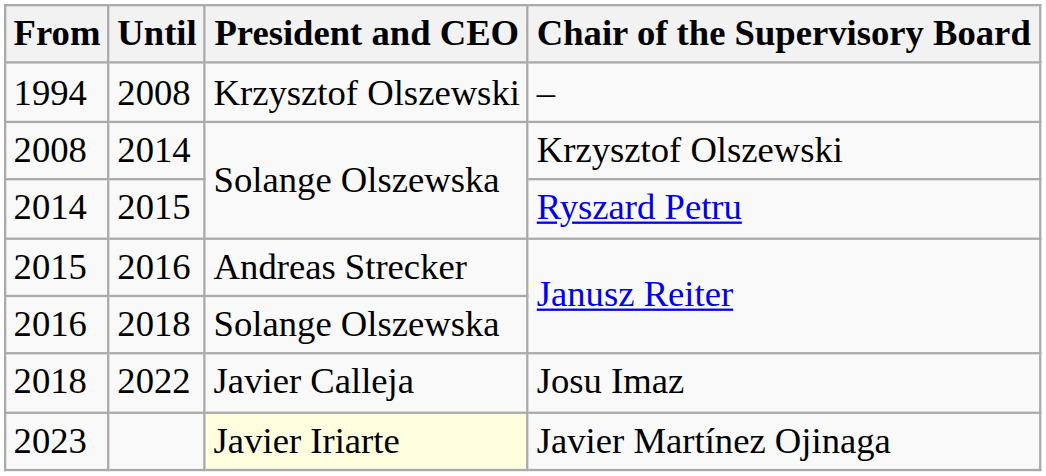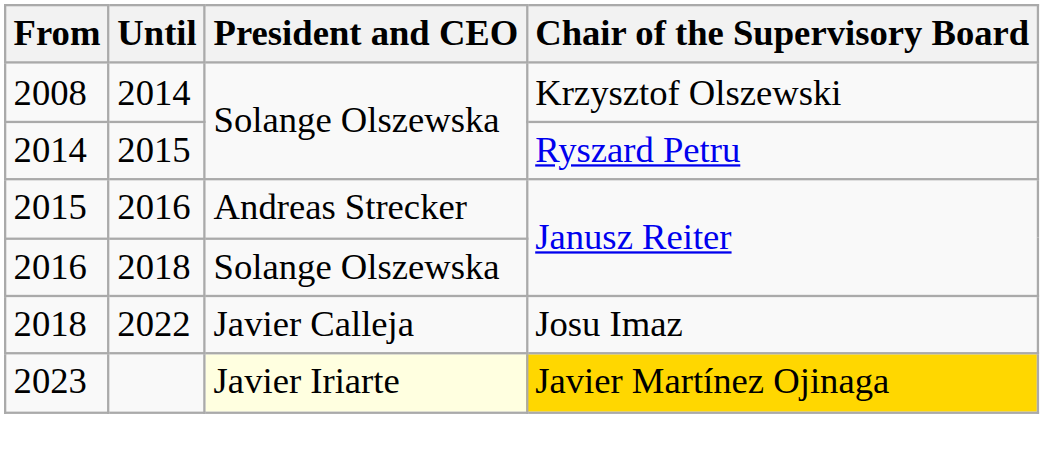- row: (50, 91)
(714, 440) no background -> (712, 382) gold background
